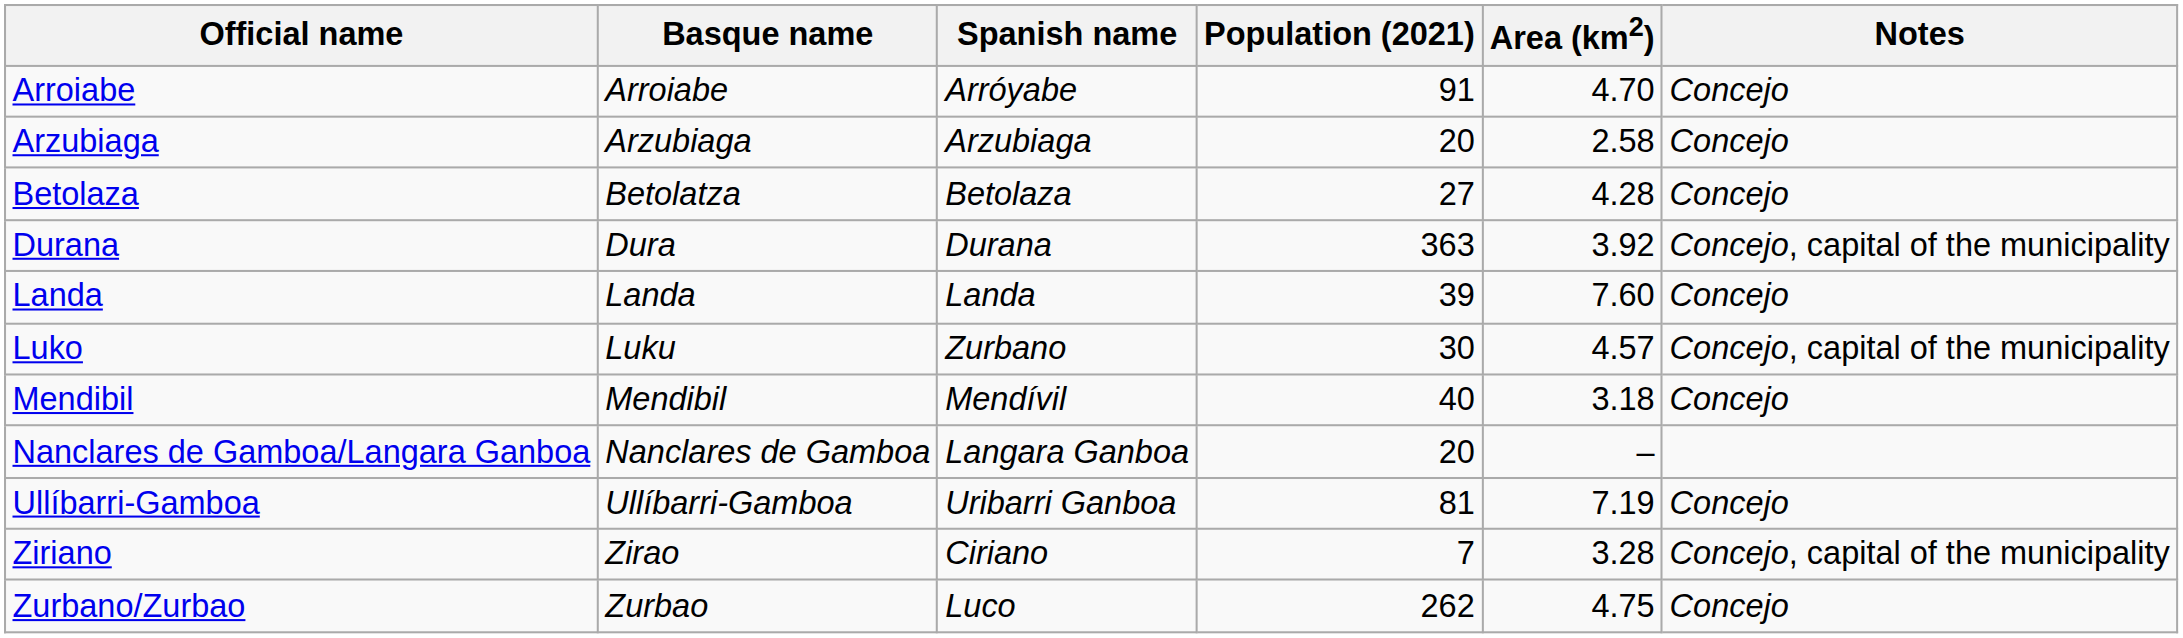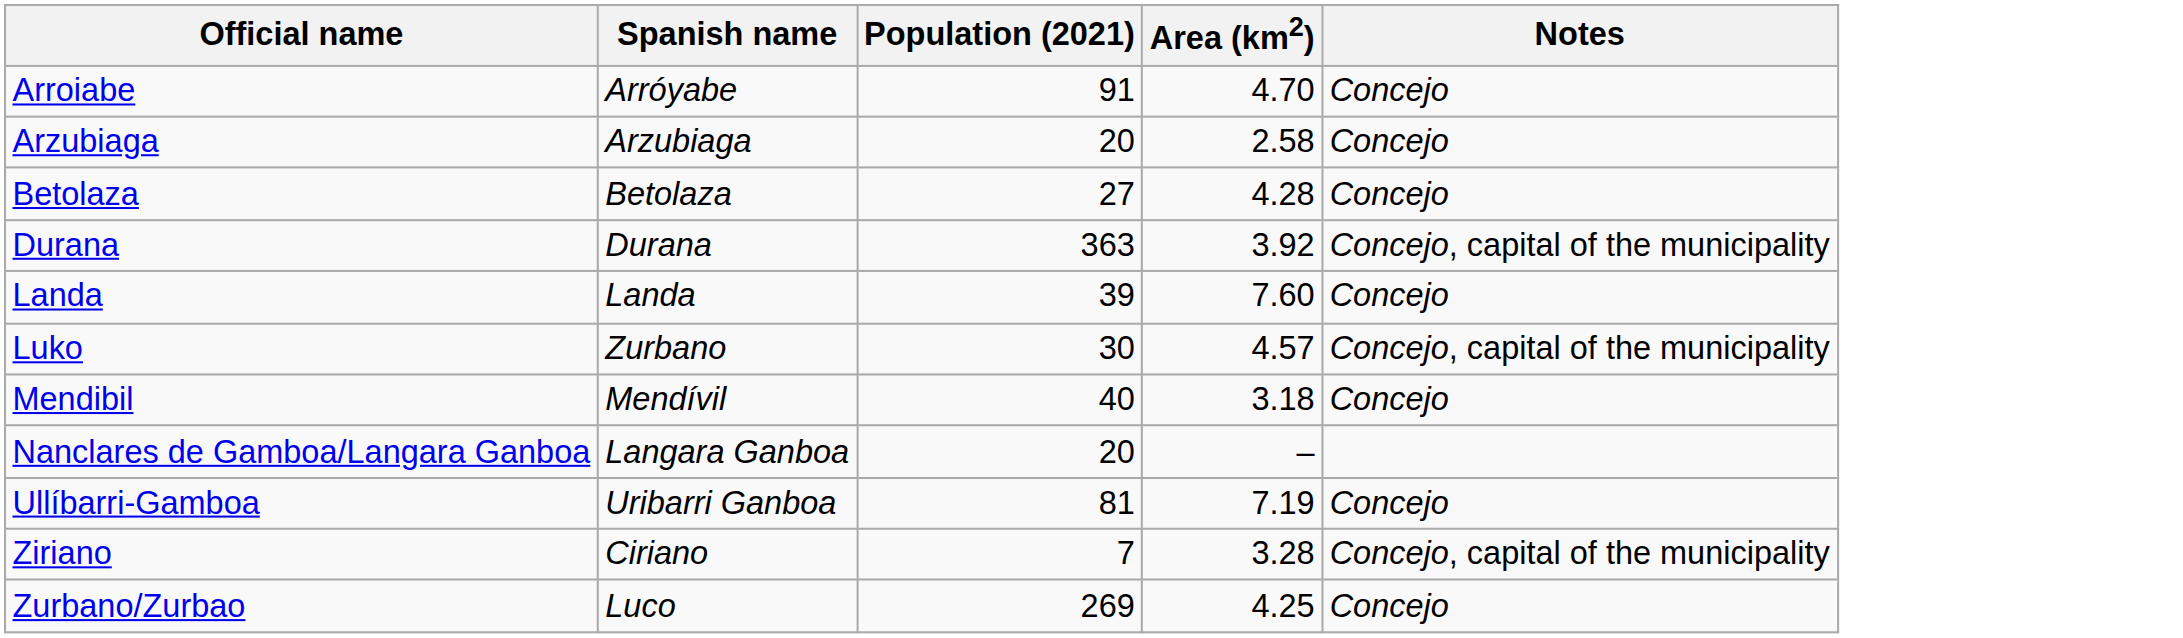- column: (768, 34)
(1448, 605) 262 -> (1108, 605) 269
(1623, 605) 4.75 -> (1283, 605) 4.25
